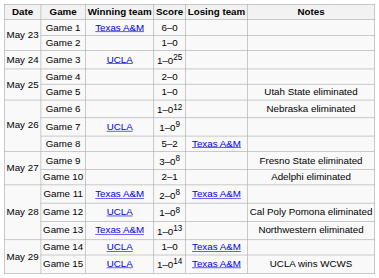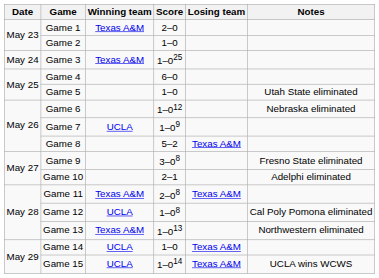(170, 27) 6–0 -> (170, 27) 2–0
(120, 59) UCLA -> (120, 59) Texas A&M
(170, 76) 2–0 -> (170, 76) 6–0
